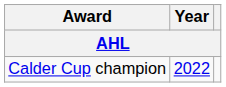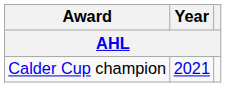(192, 69) 2022 -> (192, 69) 2021
